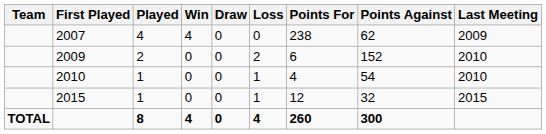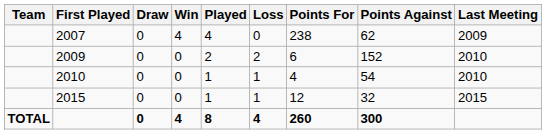columns swapped: (158, 14) <-> (231, 14)
